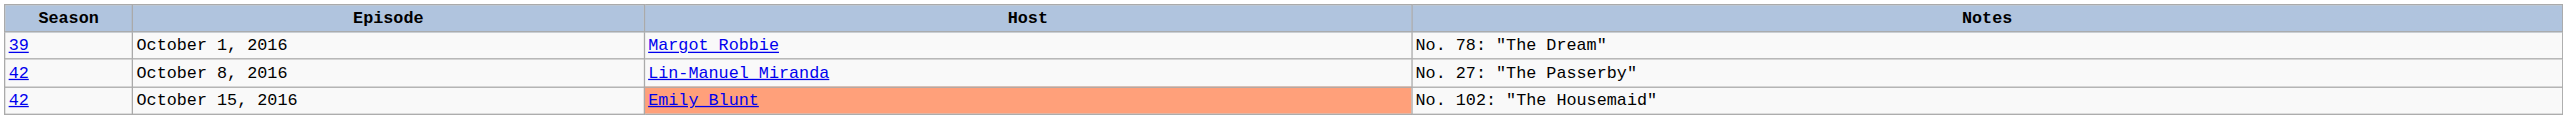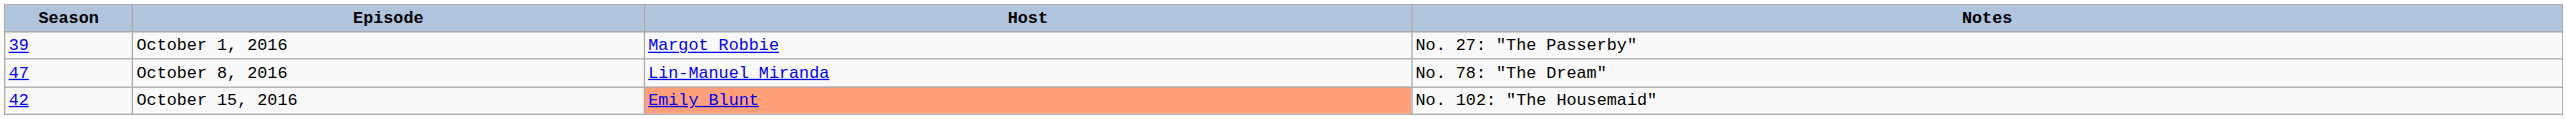(1511, 46) No. 78: "The Dream" -> (1526, 46) No. 27: "The Passerby"
(19, 73) 42 -> (19, 73) 47
(1526, 73) No. 27: "The Passerby" -> (1511, 73) No. 78: "The Dream"
